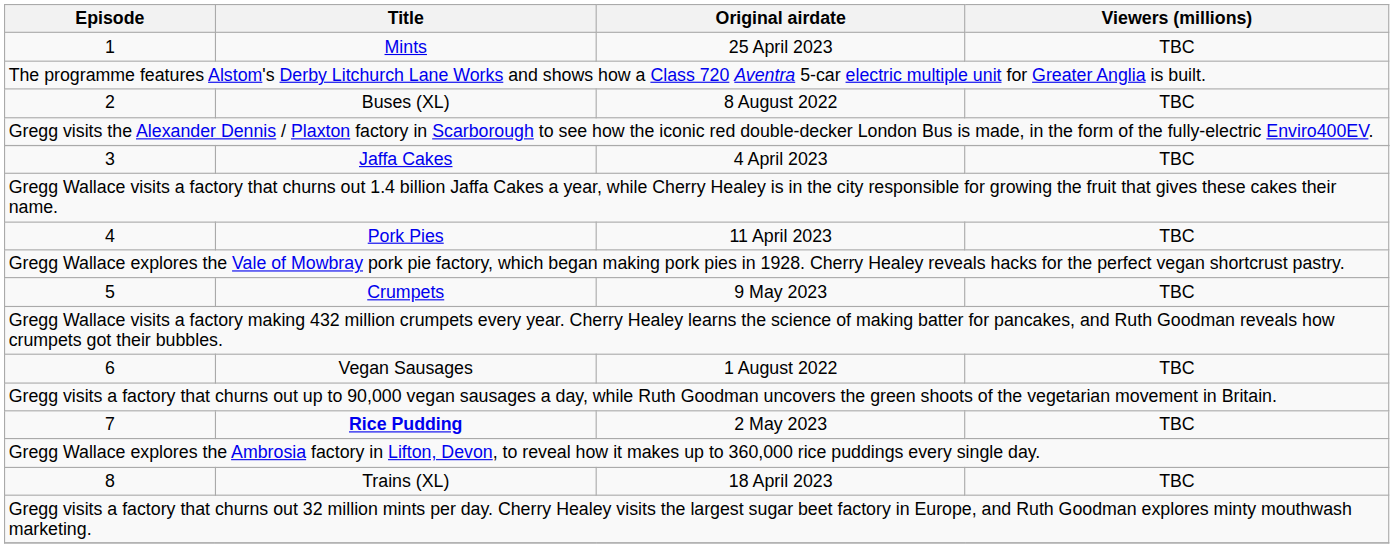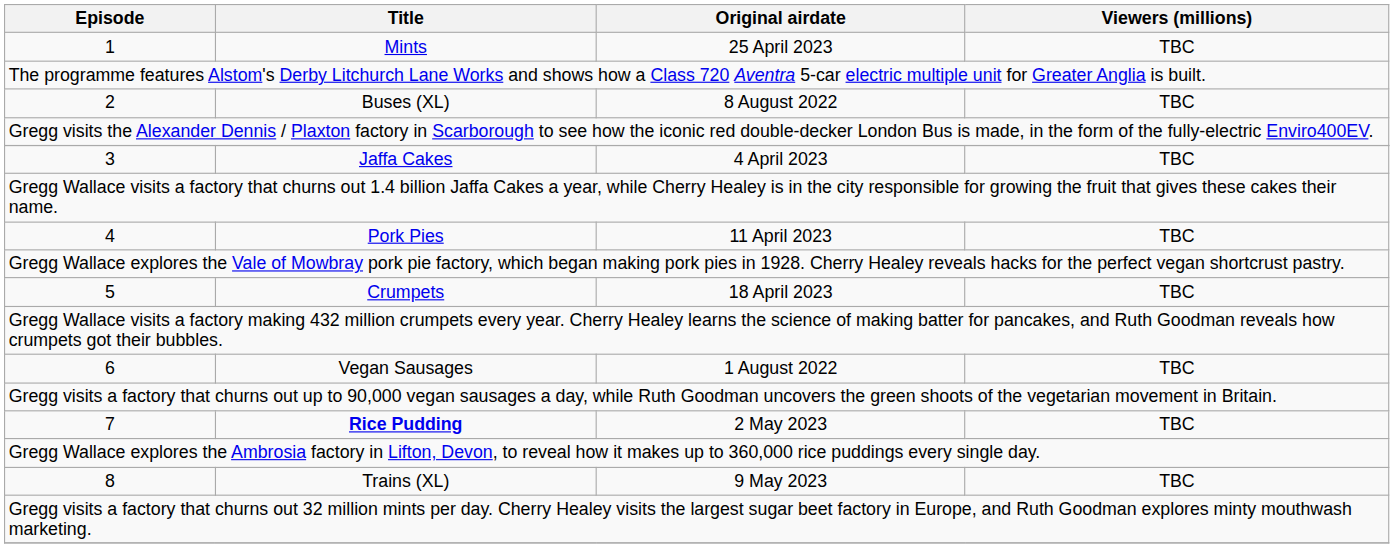(781, 292) 9 May 2023 -> (781, 292) 18 April 2023
(781, 481) 18 April 2023 -> (781, 481) 9 May 2023
